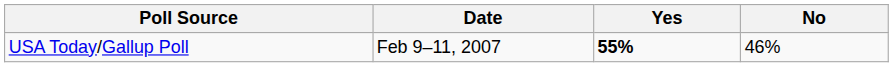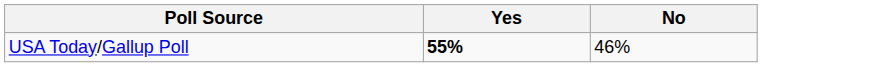- column: (483, 18)
